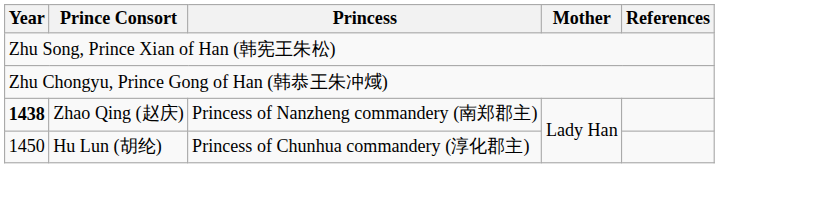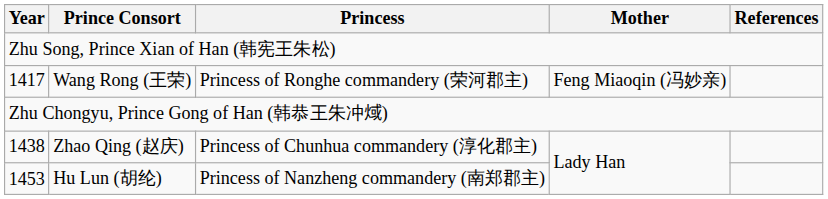+ row: (122, 80)
(27, 114) bold -> (27, 146) normal
(365, 113) Princess of Nanzheng commandery (南郑郡主) -> (368, 145) Princess of Chunhua commandery (淳化郡主)
(27, 146) 1450 -> (27, 178) 1453
(361, 145) Princess of Chunhua commandery (淳化郡主) -> (372, 178) Princess of Nanzheng commandery (南郑郡主)
